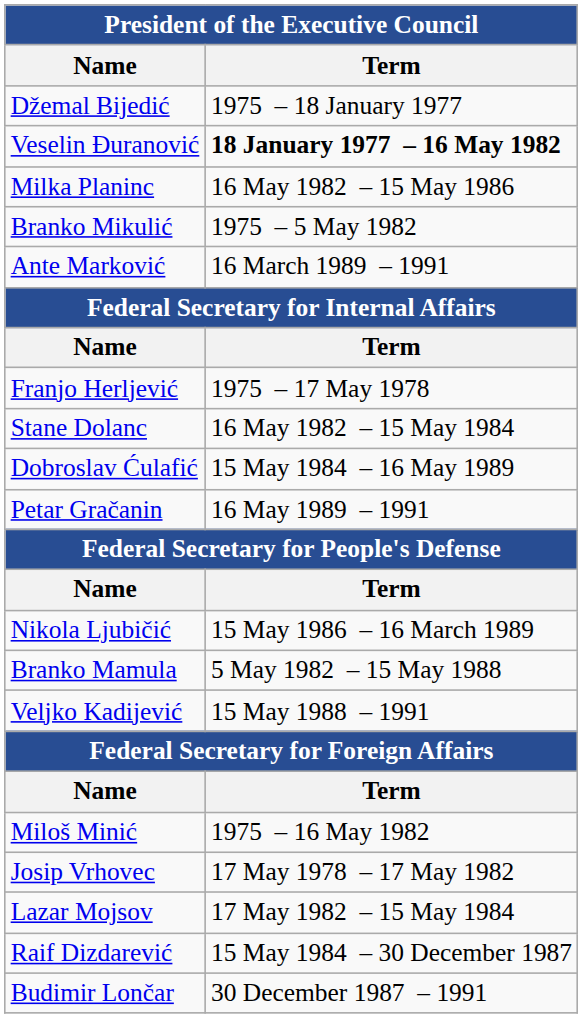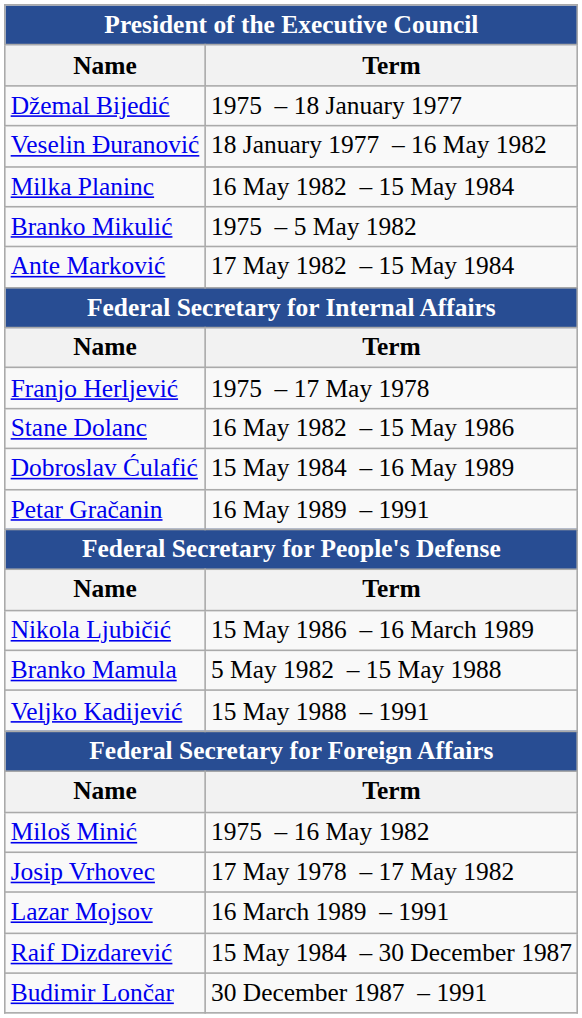(386, 145) bold -> (379, 145) normal
(363, 186) 16 May 1982 – 15 May 1986 -> (363, 186) 16 May 1982 – 15 May 1984
(330, 266) 16 March 1989 – 1991 -> (363, 266) 17 May 1982 – 15 May 1984
(363, 428) 16 May 1982 – 15 May 1984 -> (363, 428) 16 May 1982 – 15 May 1986
(363, 912) 17 May 1982 – 15 May 1984 -> (330, 912) 16 March 1989 – 1991
